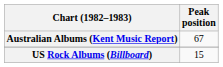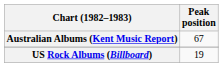(199, 54) 15 -> (199, 54) 19
